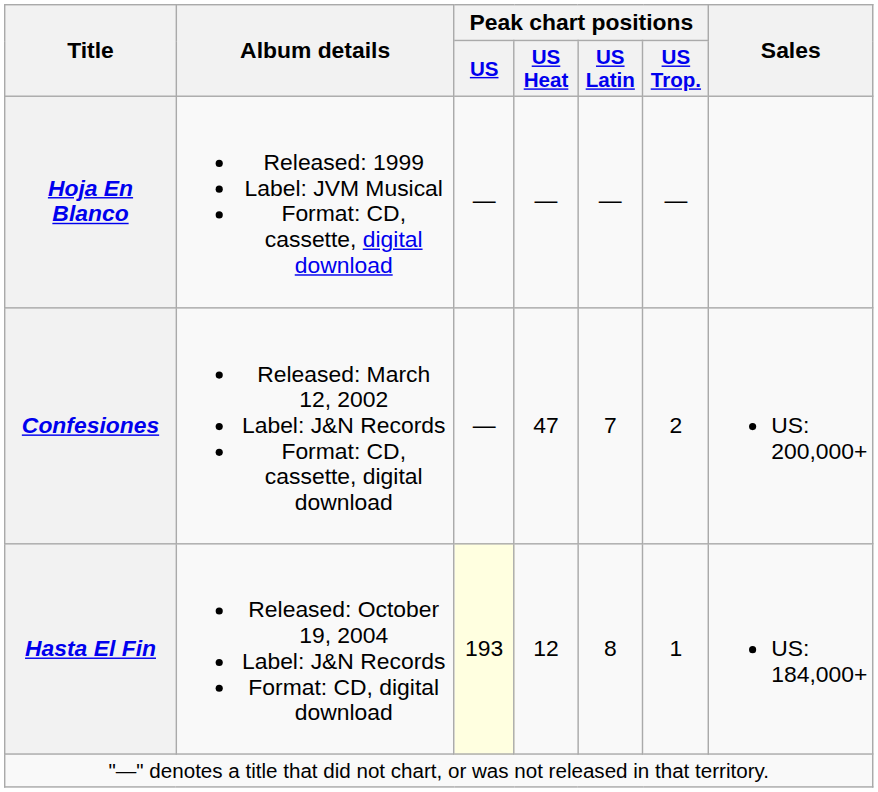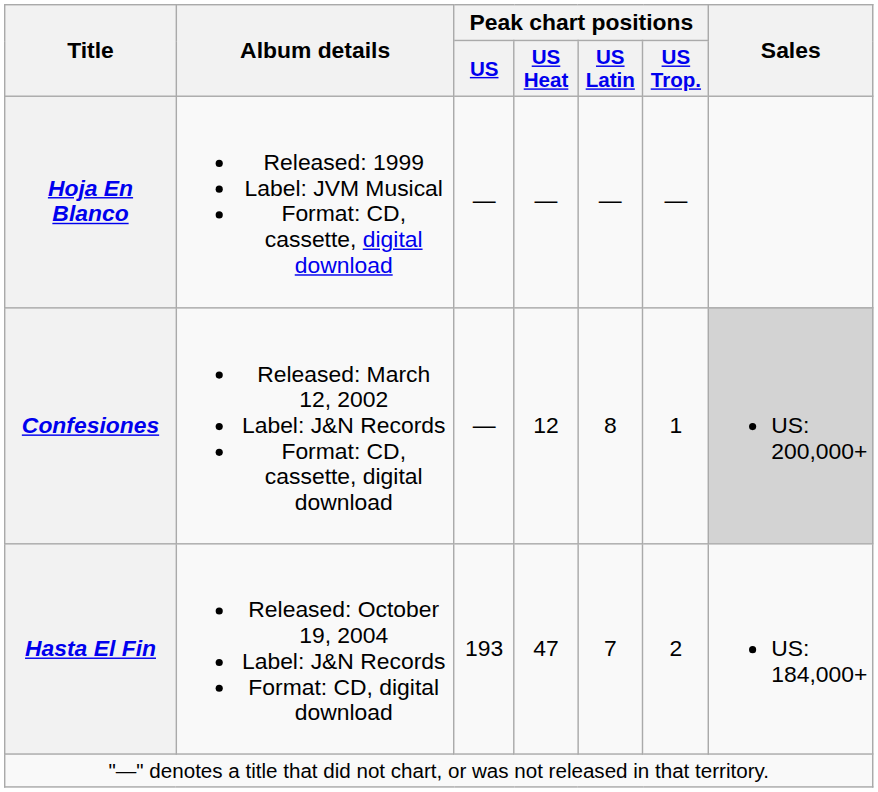(546, 425) 47 -> (546, 425) 12
(610, 425) 7 -> (610, 425) 8
(676, 425) 2 -> (676, 425) 1
(791, 438) no background -> (791, 438) lightgrey background
(484, 648) lightyellow background -> (484, 648) no background
(546, 648) 12 -> (546, 648) 47
(610, 648) 8 -> (610, 648) 7
(676, 648) 1 -> (676, 648) 2
